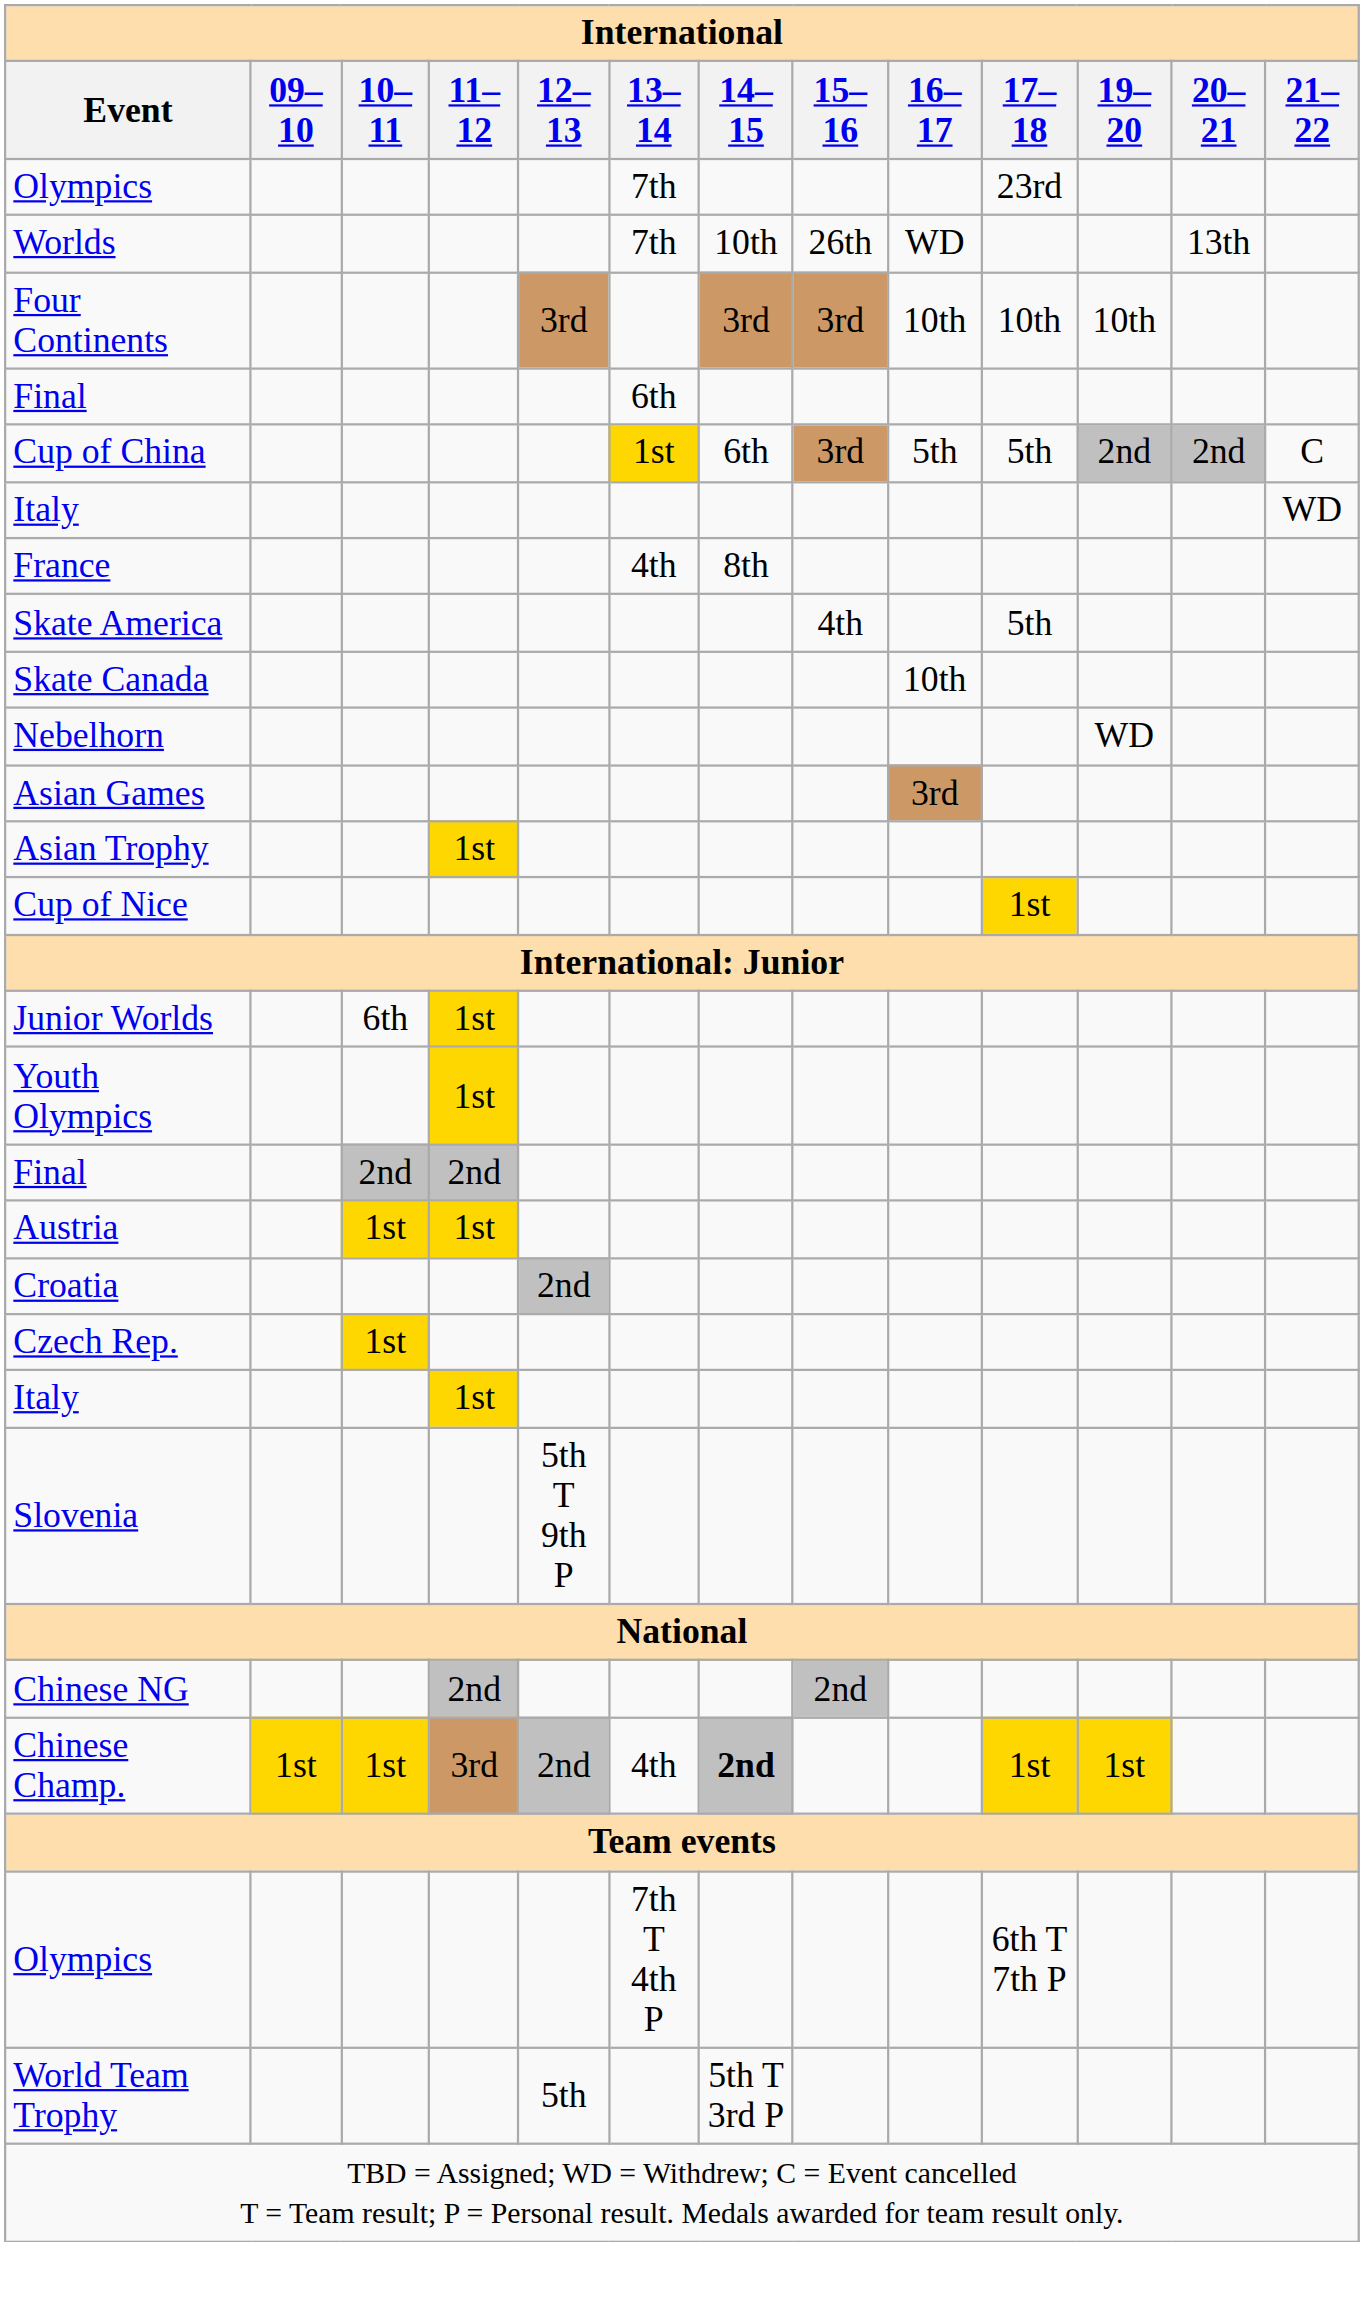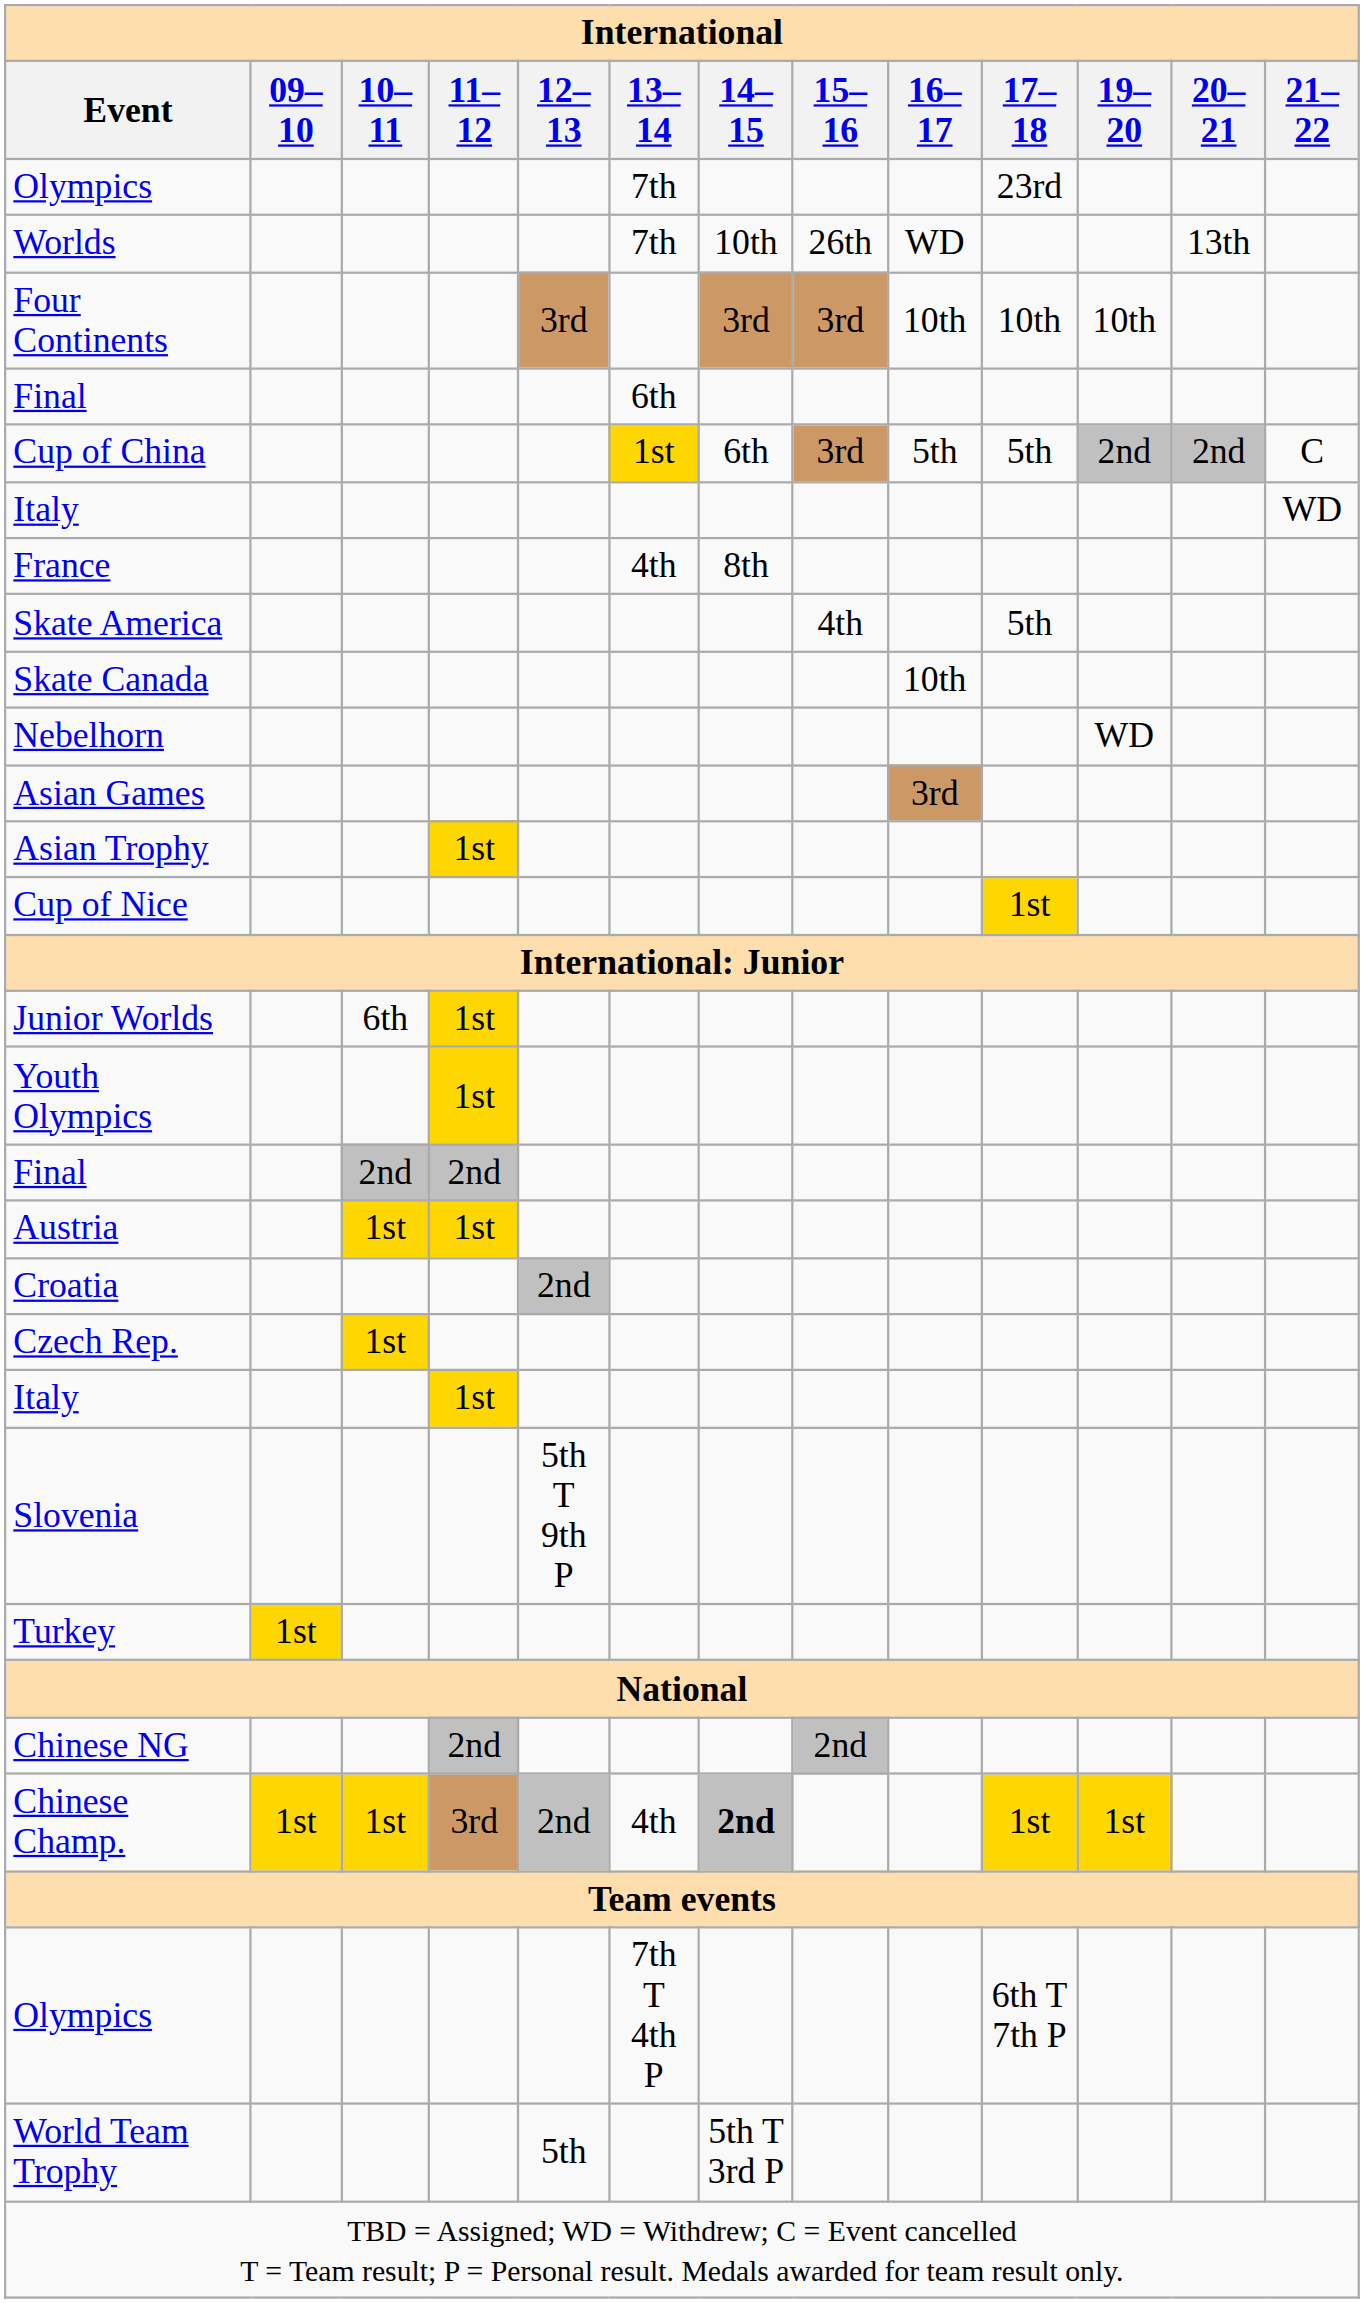+ row: (64, 1631)
